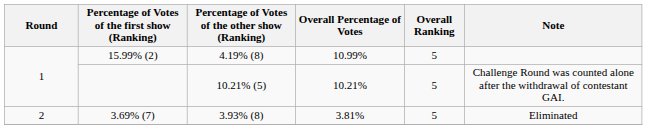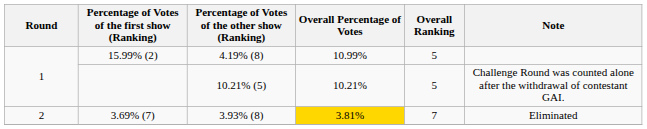(350, 115) no background -> (350, 115) gold background
(434, 115) 5 -> (434, 115) 7
